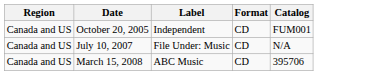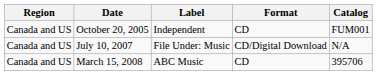(242, 45) CD -> (281, 45) CD/Digital Download
